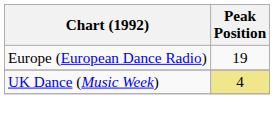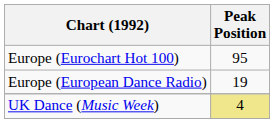+ row: (93, 57)
